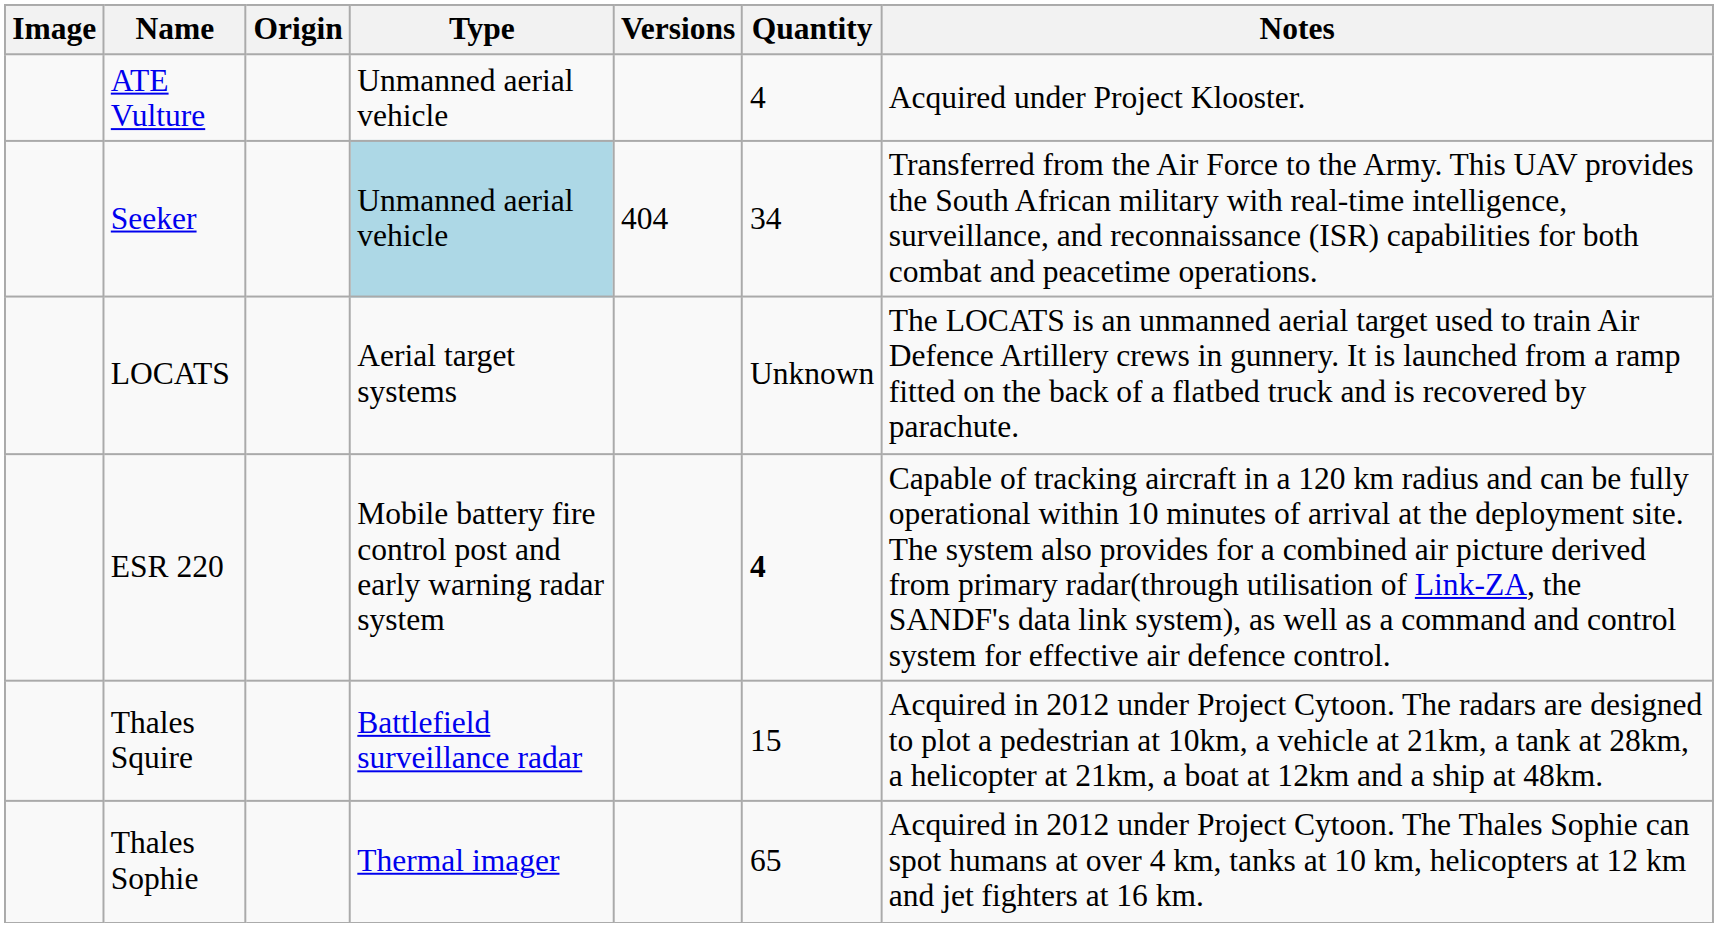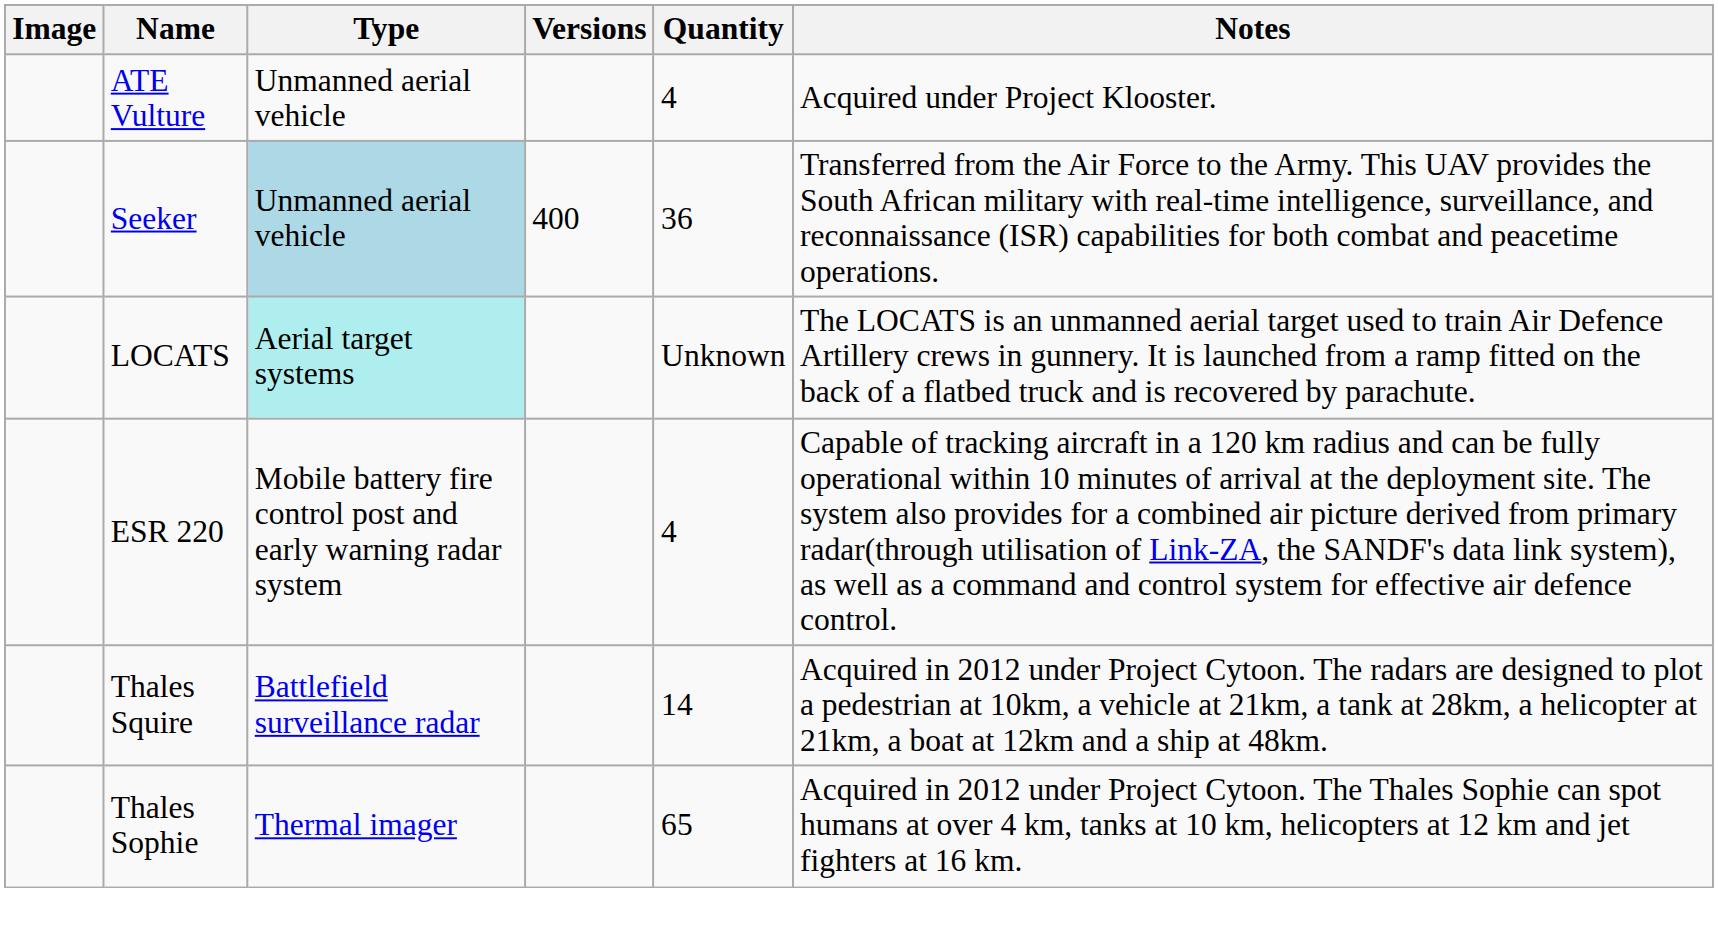- column: (298, 29)
(645, 218) 404 -> (556, 218) 400
(766, 218) 34 -> (677, 218) 36
(436, 374) no background -> (334, 356) paleturquoise background
(758, 566) bold -> (669, 530) normal
(766, 740) 15 -> (677, 704) 14
